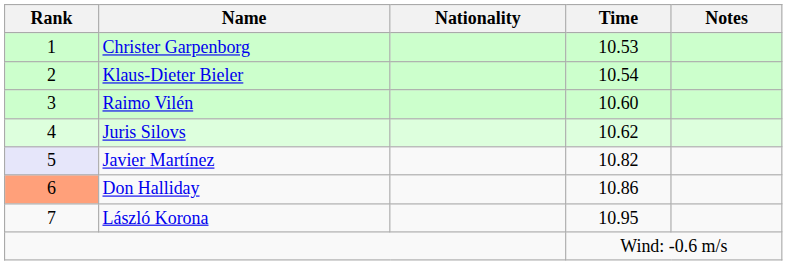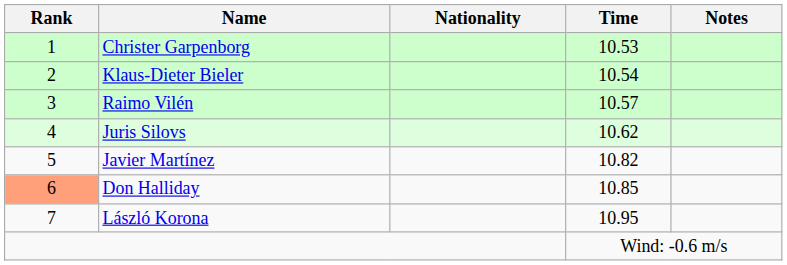(618, 103) 10.60 -> (618, 103) 10.57
(51, 160) lavender background -> (51, 160) no background
(618, 189) 10.86 -> (618, 189) 10.85
